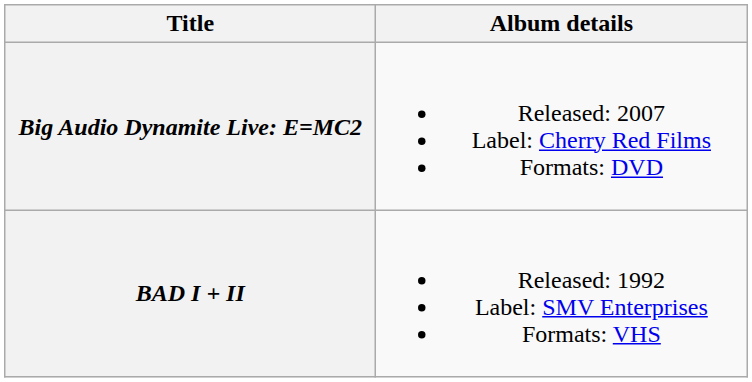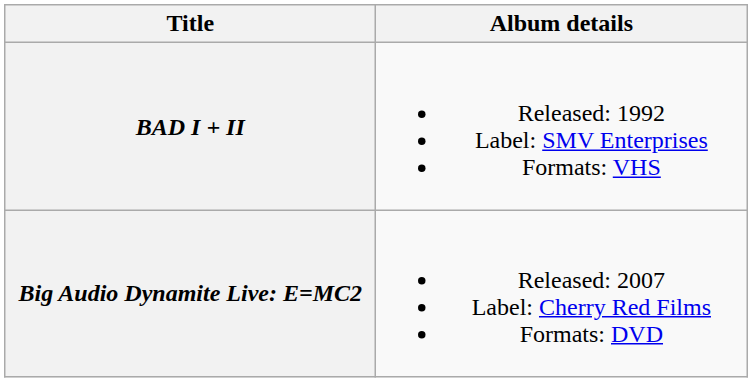rows swapped: (190, 293) <-> (190, 126)
